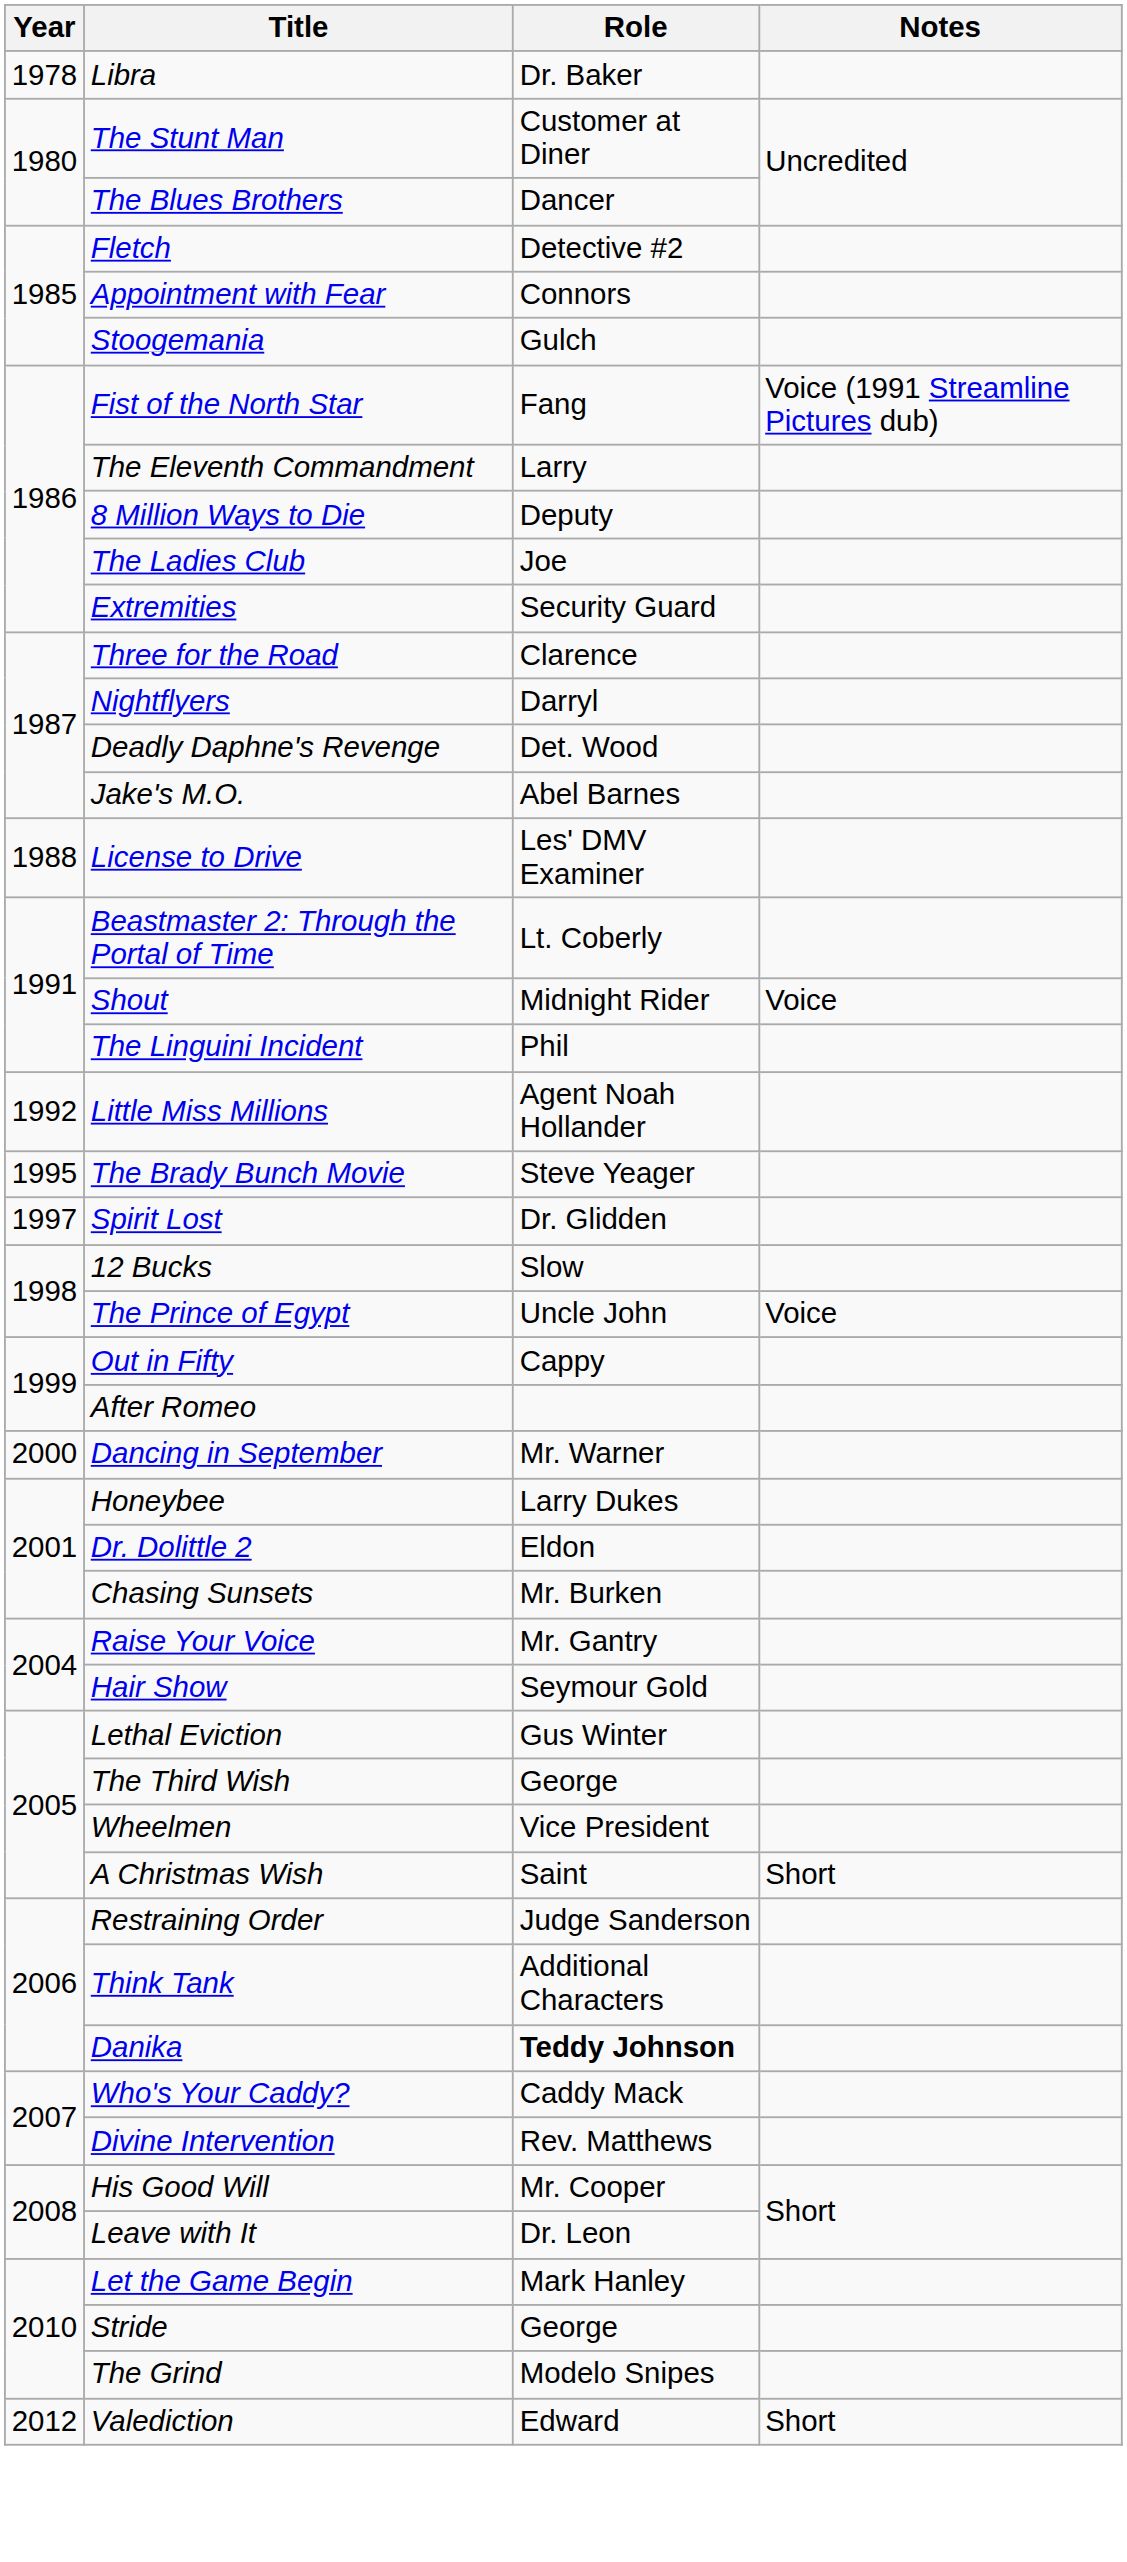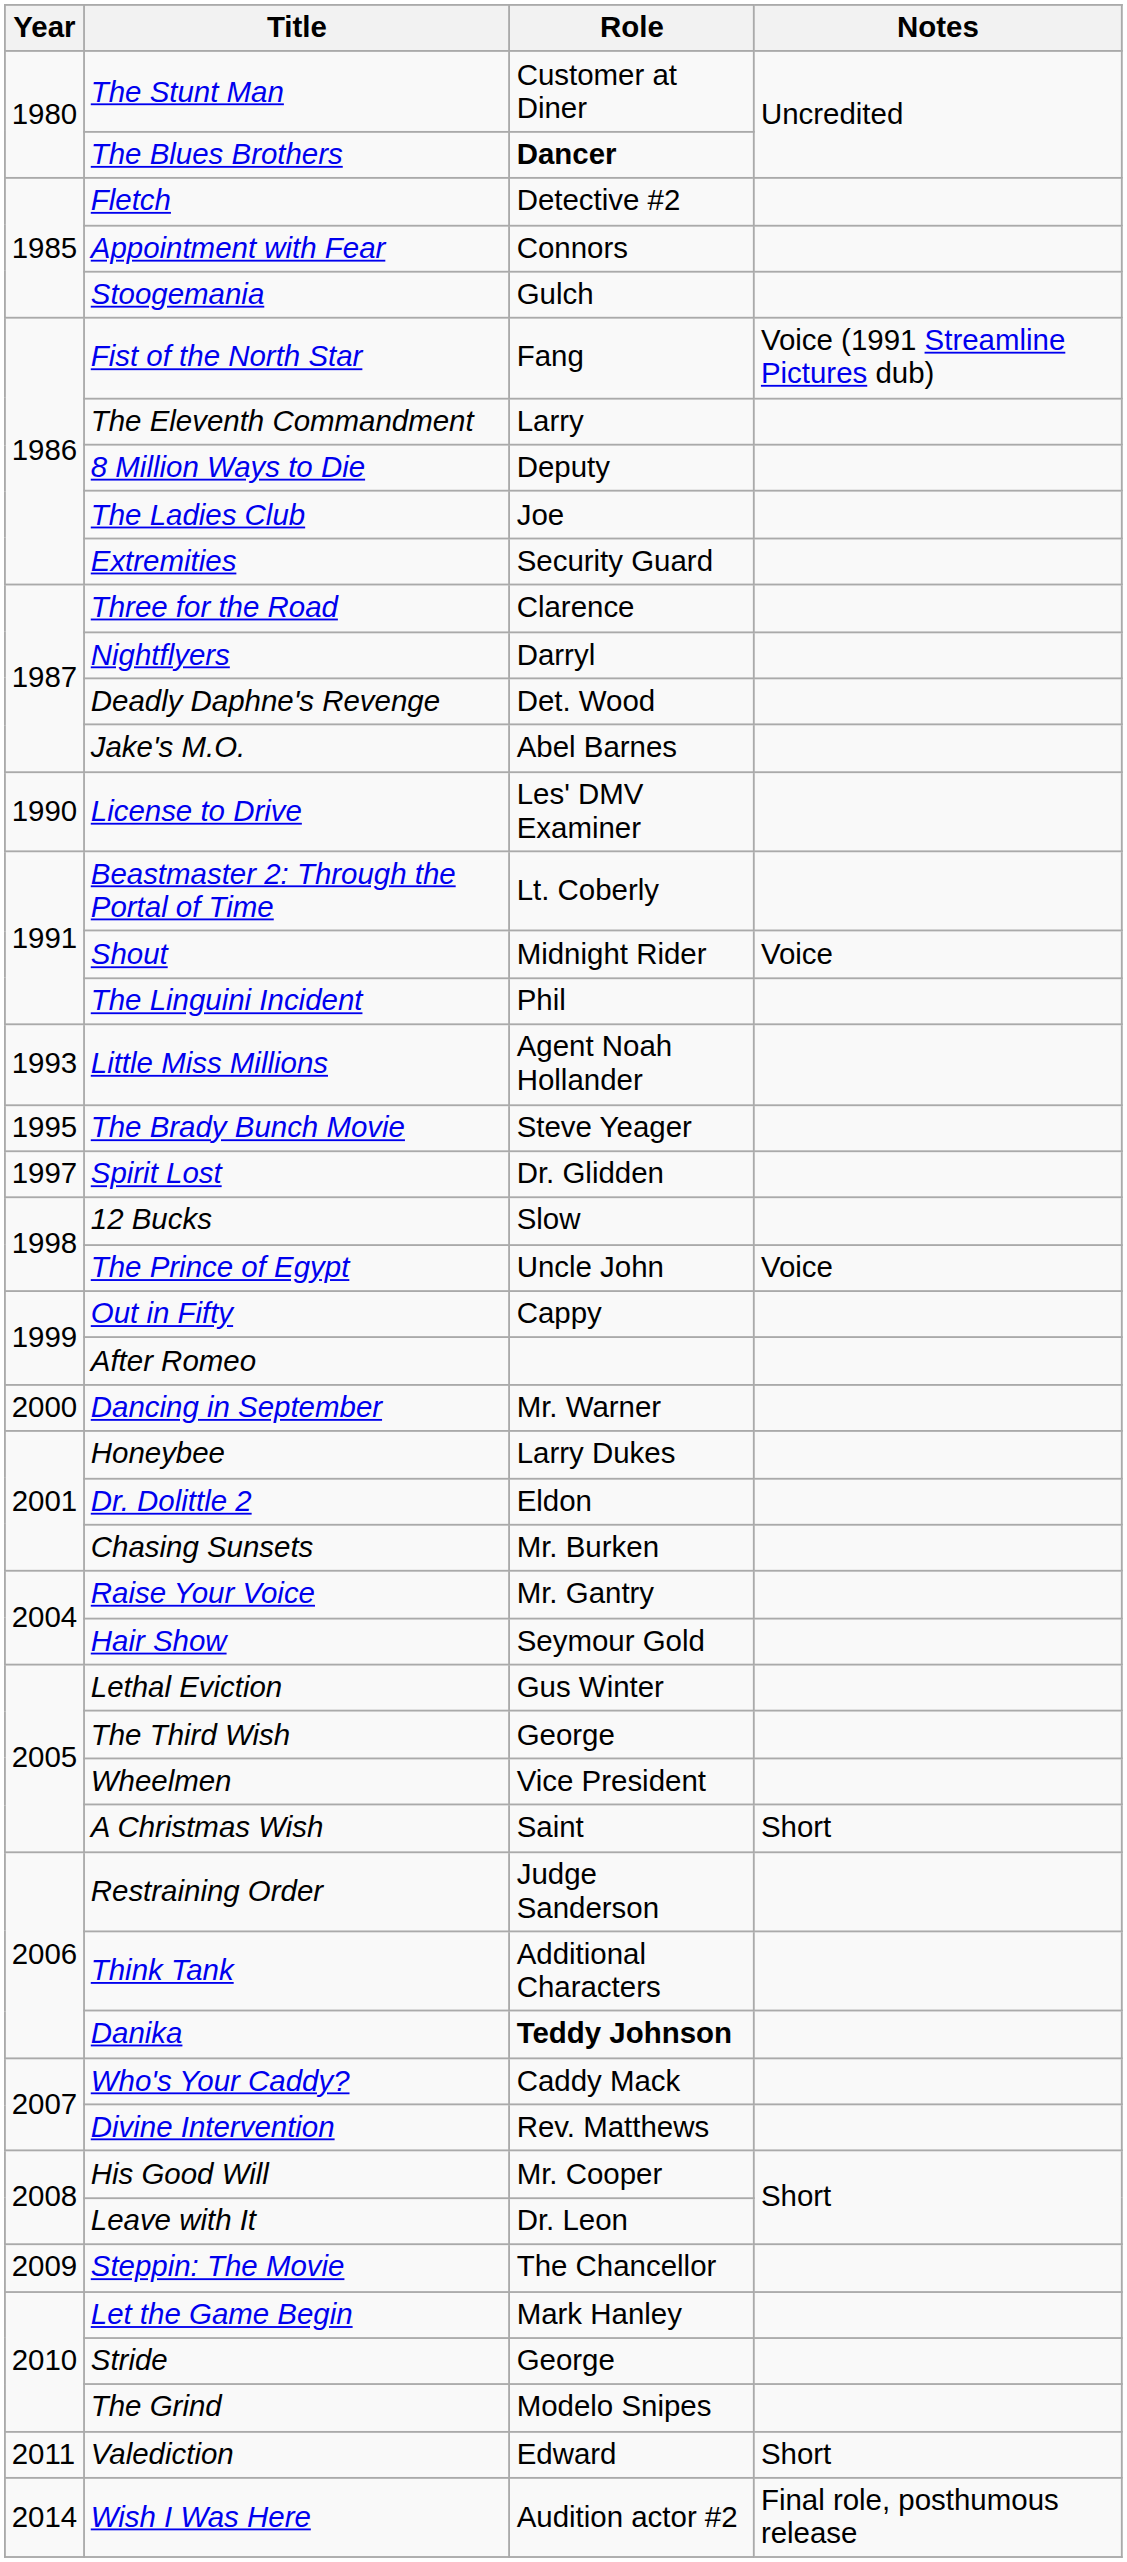- row: (123, 74)
(567, 201) normal -> (567, 154) bold
(44, 857) 1988 -> (44, 810) 1990
(44, 1110) 1992 -> (44, 1063) 1993
+ row: (218, 2267)
(44, 2420) 2012 -> (43, 2454) 2011
+ row: (201, 2517)
